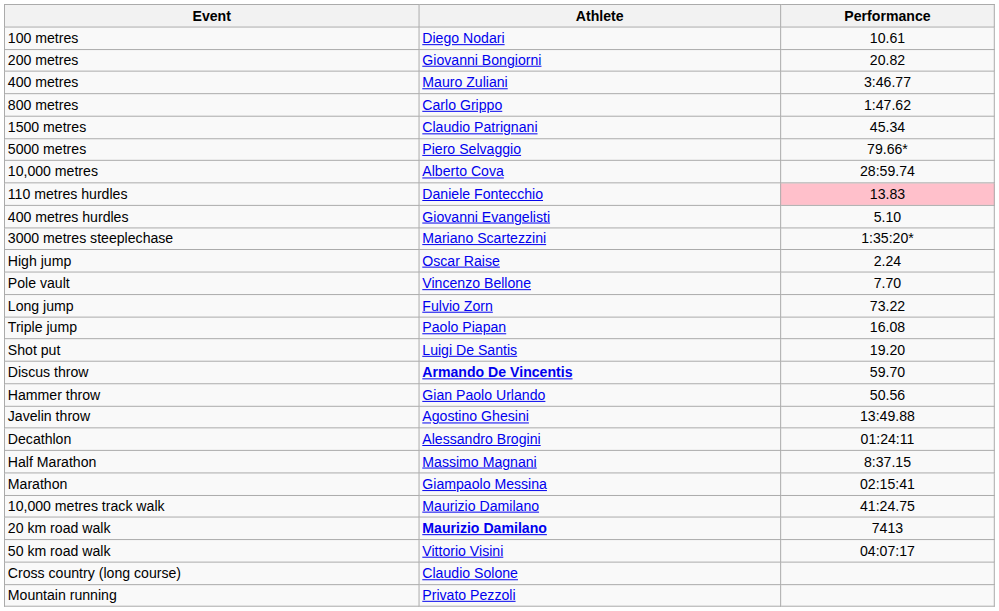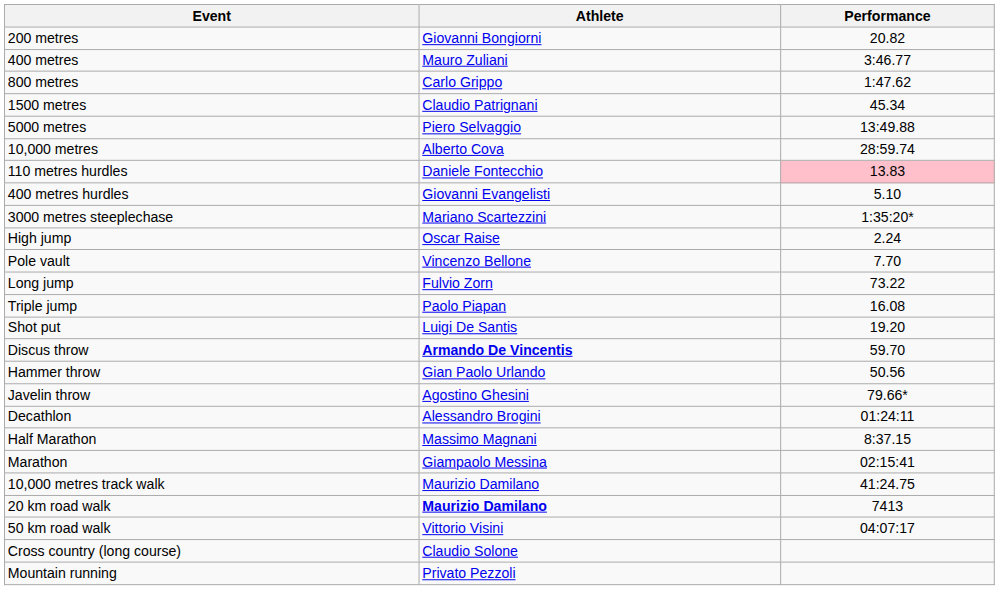- row: (43, 38)
(887, 150) 79.66* -> (887, 128) 13:49.88
(887, 417) 13:49.88 -> (887, 395) 79.66*
